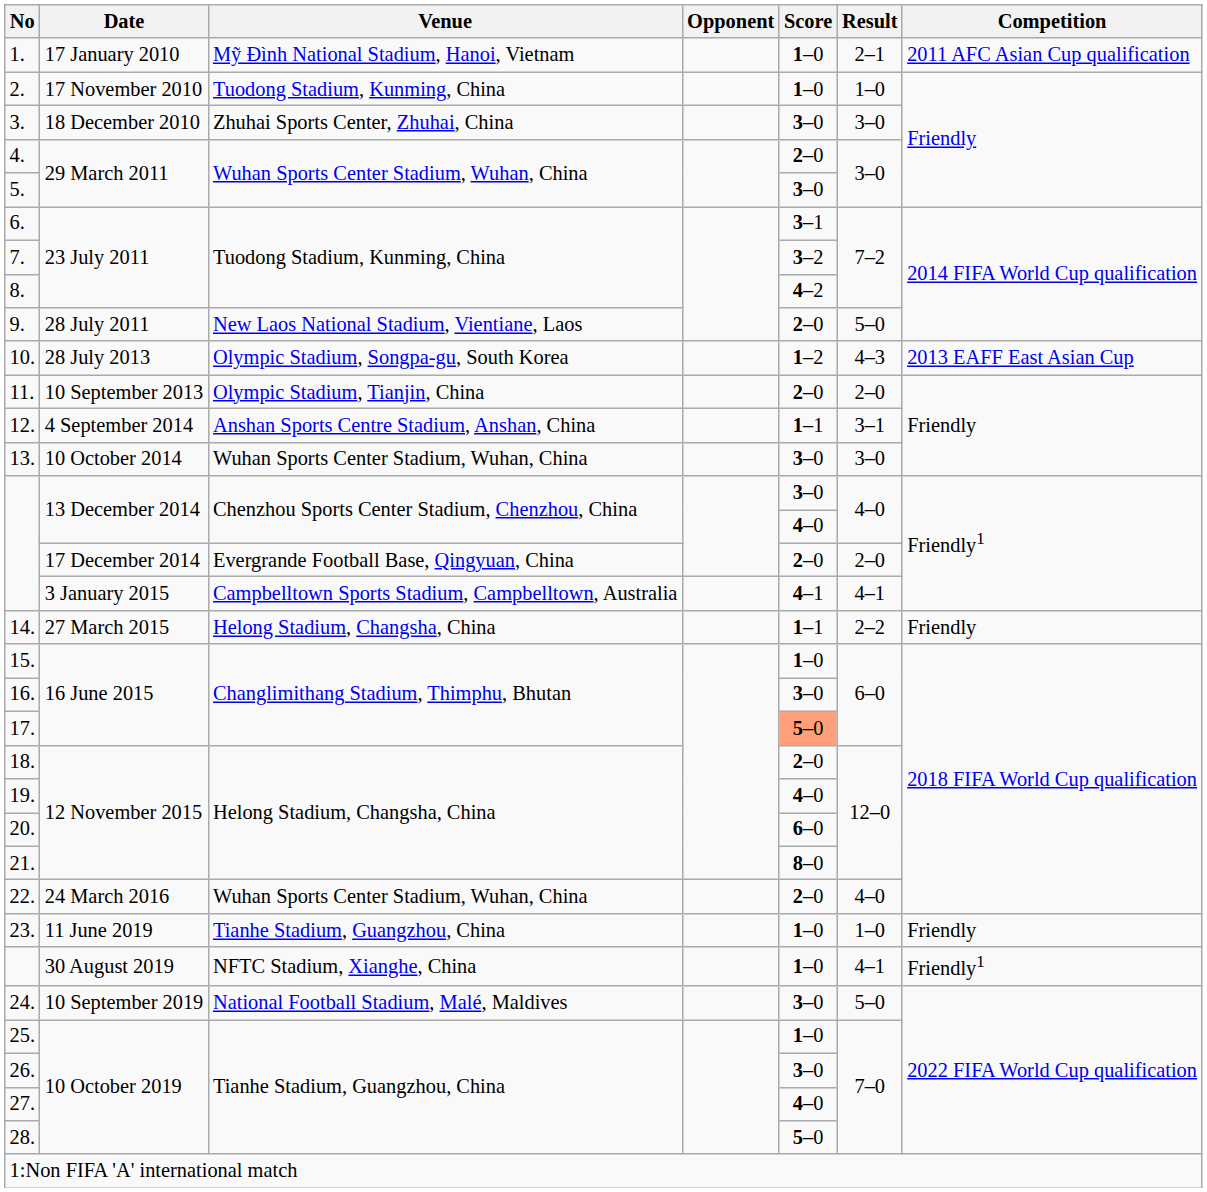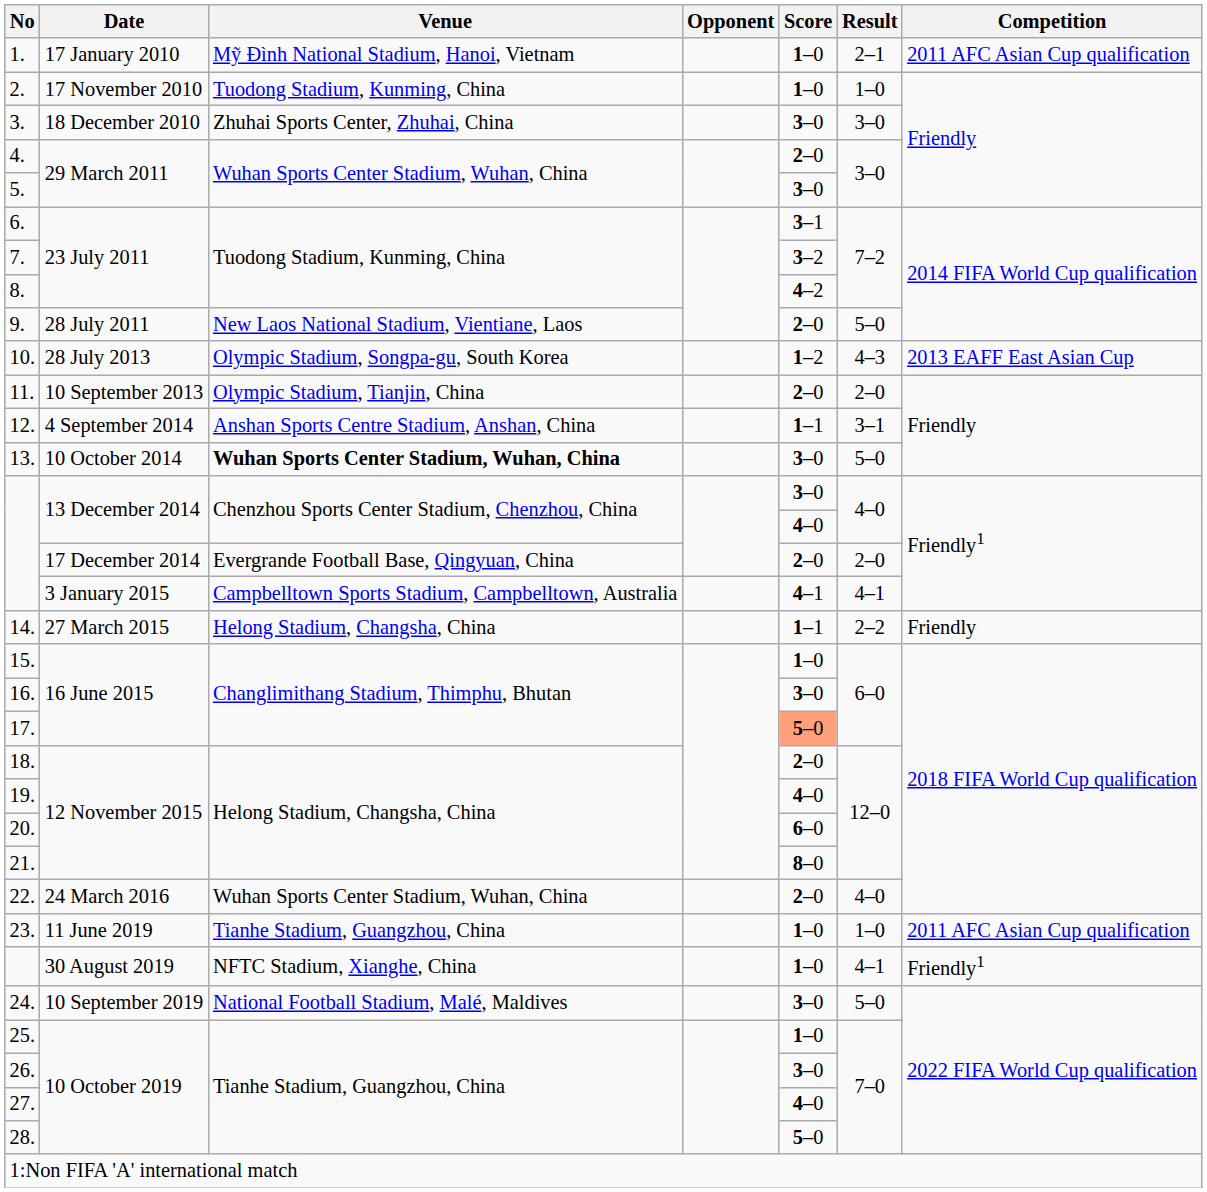(400, 458) normal -> (416, 458) bold
(870, 458) 3–0 -> (870, 458) 5–0
(942, 929) Friendly -> (1048, 929) 2011 AFC Asian Cup qualification
